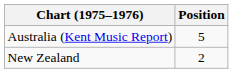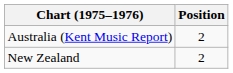(201, 36) 5 -> (201, 36) 2
